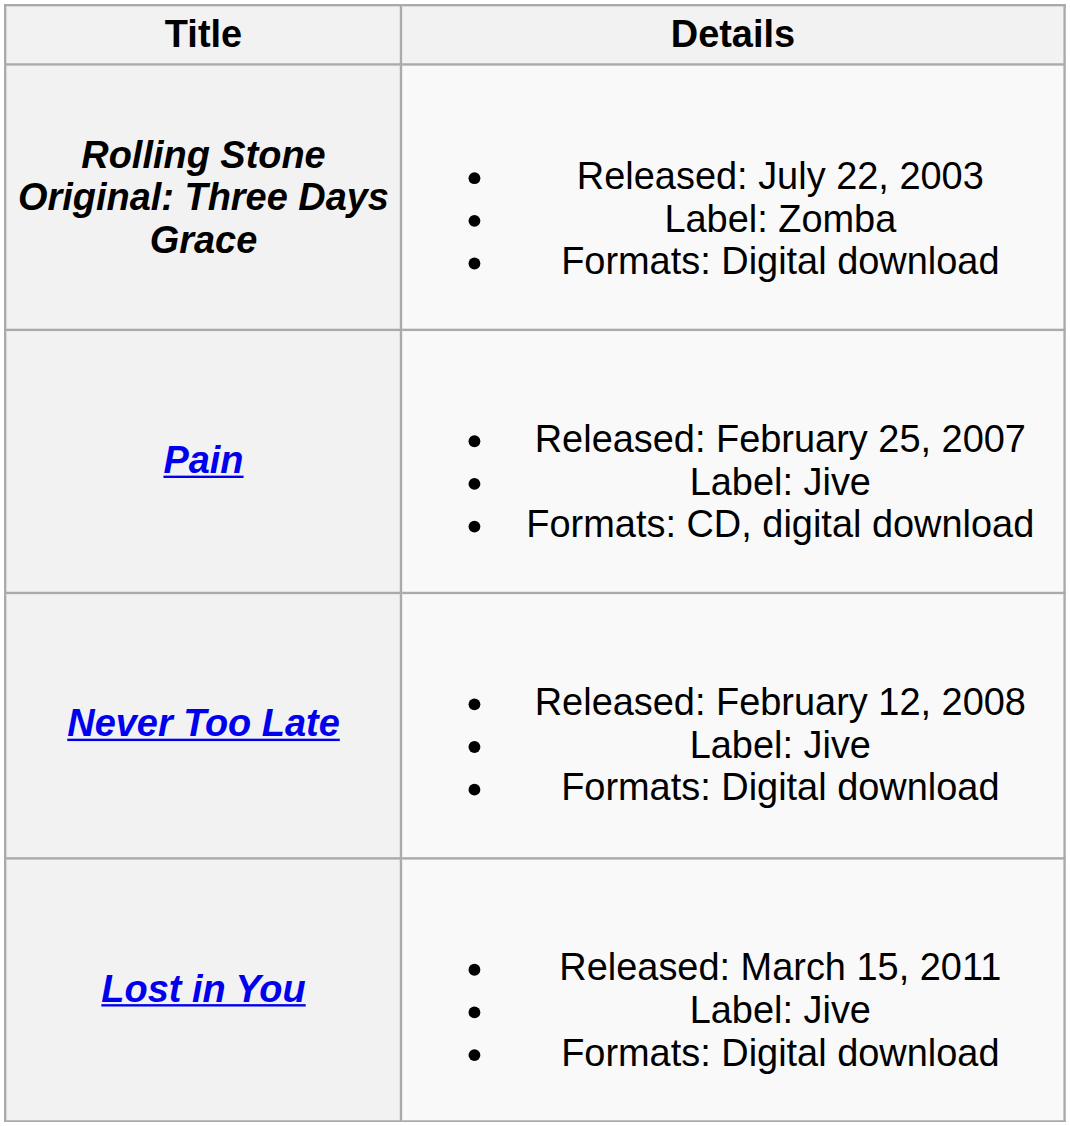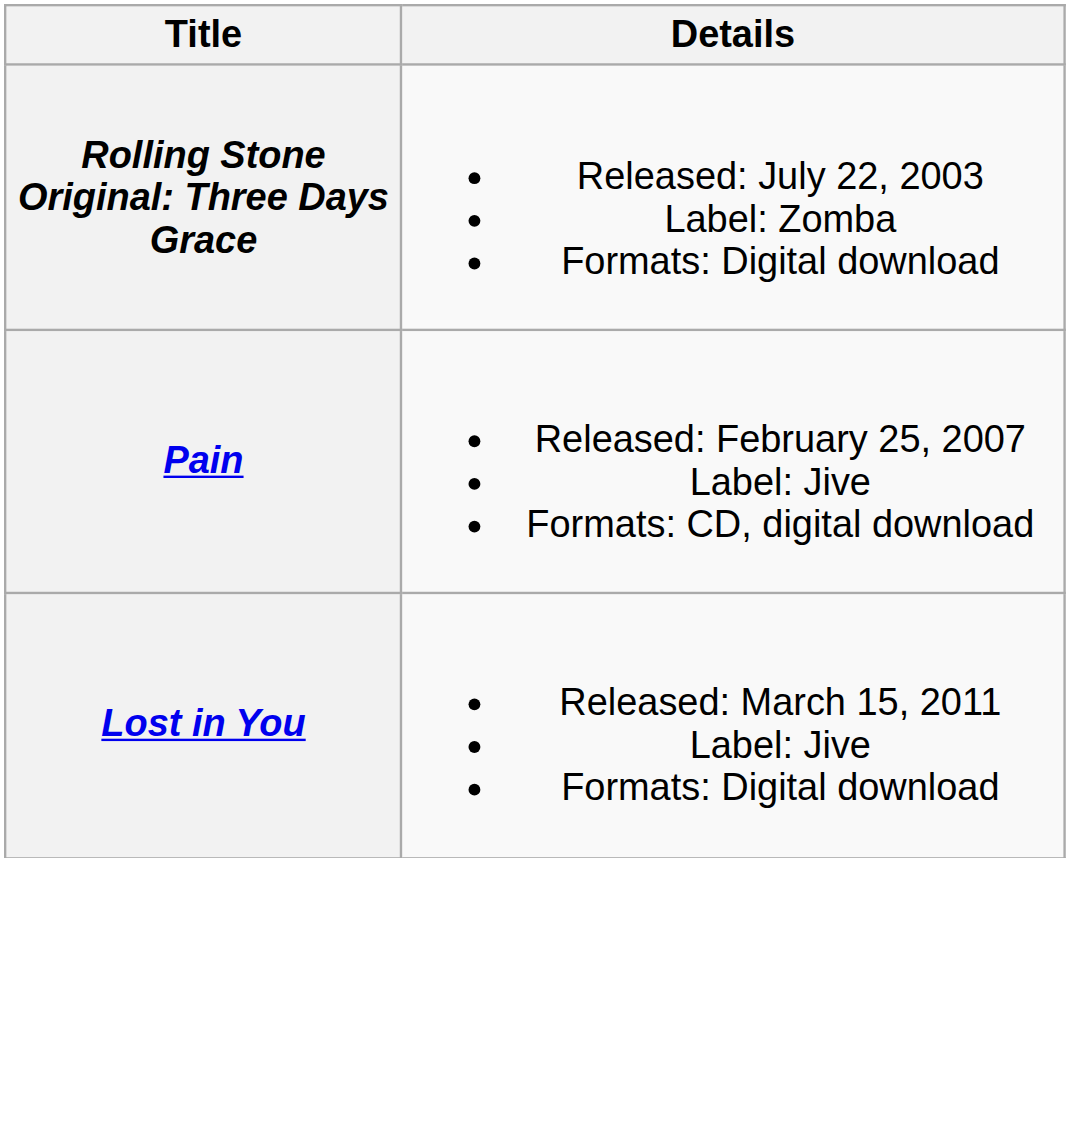- row: (204, 724)
